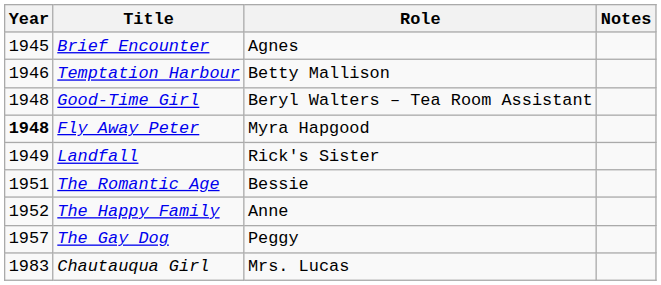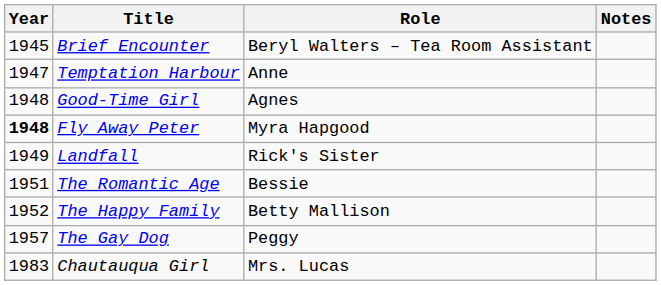(273, 46) Agnes -> (420, 46) Beryl Walters – Tea Room Assistant
(29, 74) 1946 -> (29, 74) 1947
(319, 74) Betty Mallison -> (268, 74) Anne
(420, 101) Beryl Walters – Tea Room Assistant -> (273, 101) Agnes
(268, 211) Anne -> (319, 211) Betty Mallison
